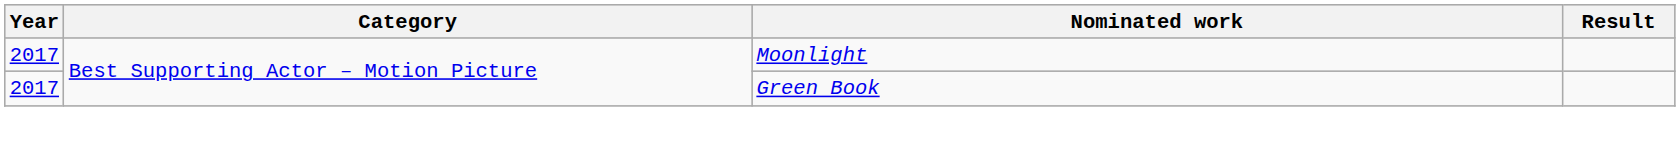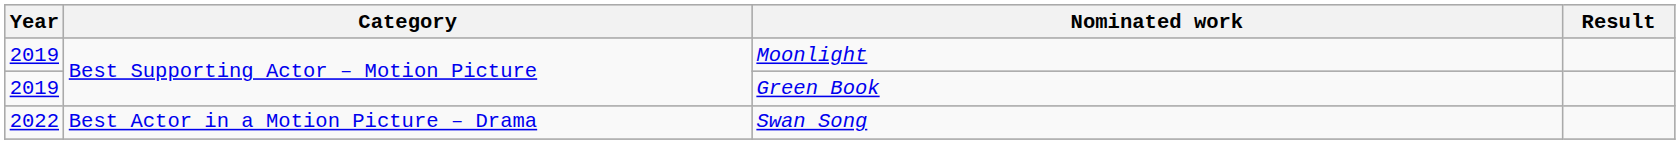(34, 55) 2017 -> (34, 55) 2019
(34, 88) 2017 -> (34, 88) 2019
+ row: (812, 122)
